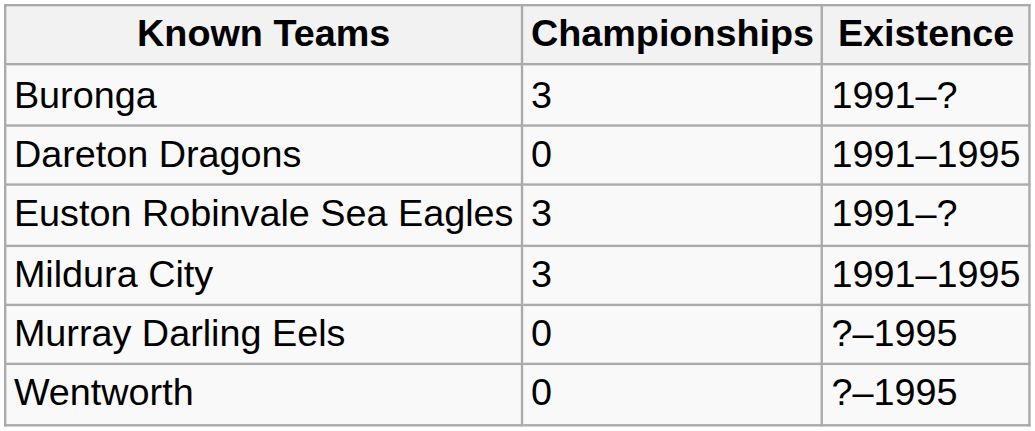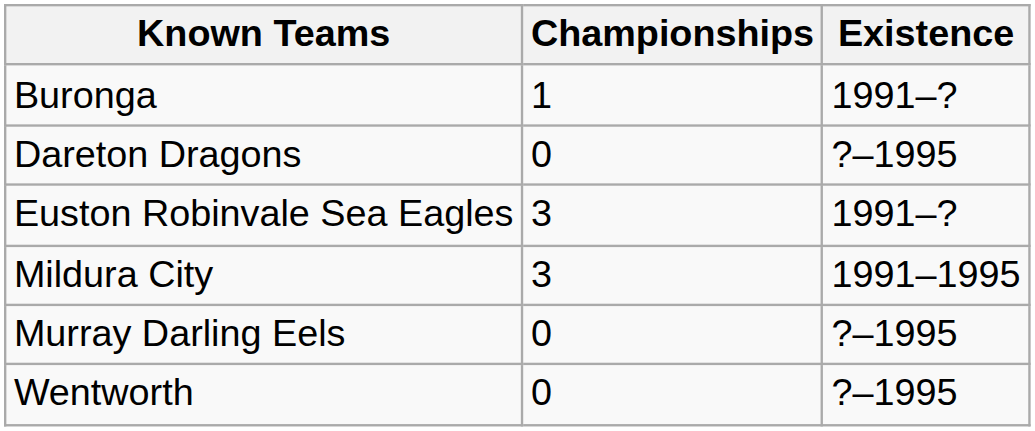(541, 94) 3 -> (541, 94) 1
(926, 154) 1991–1995 -> (895, 154) ?–1995
